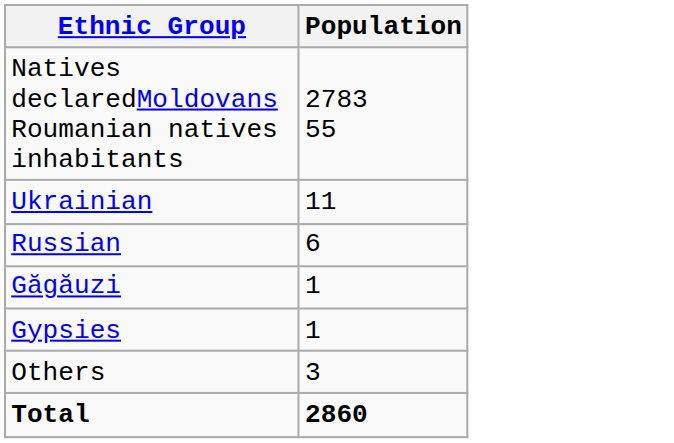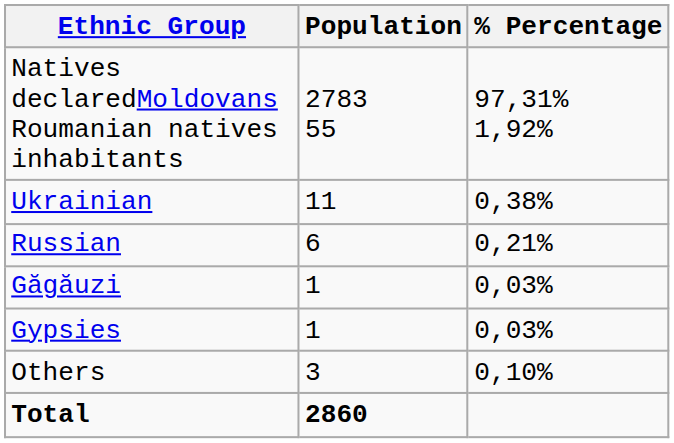+ column: (568, 26)
